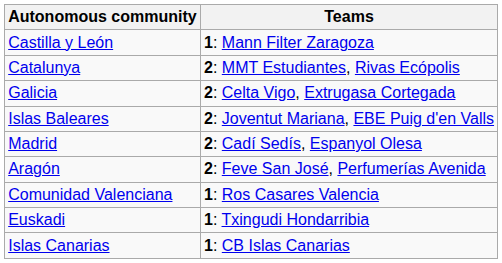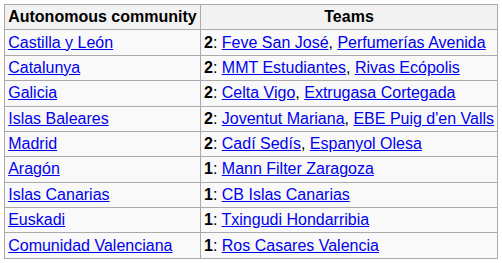(289, 42) 1: Mann Filter Zaragoza -> (345, 42) 2: Feve San José, Perfumerías Avenida
(345, 169) 2: Feve San José, Perfumerías Avenida -> (289, 169) 1: Mann Filter Zaragoza
rows swapped: (90, 194) <-> (59, 245)
